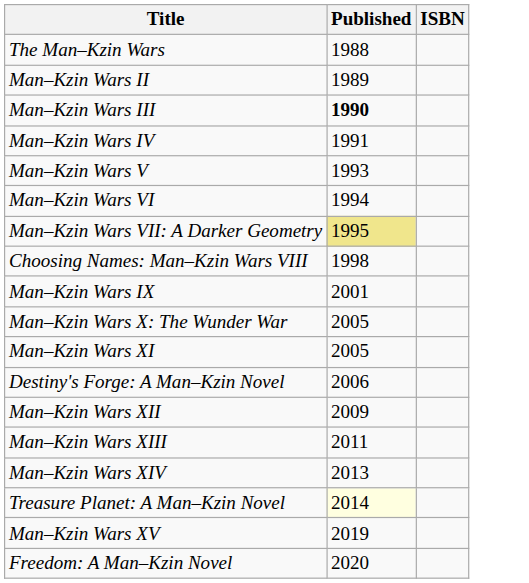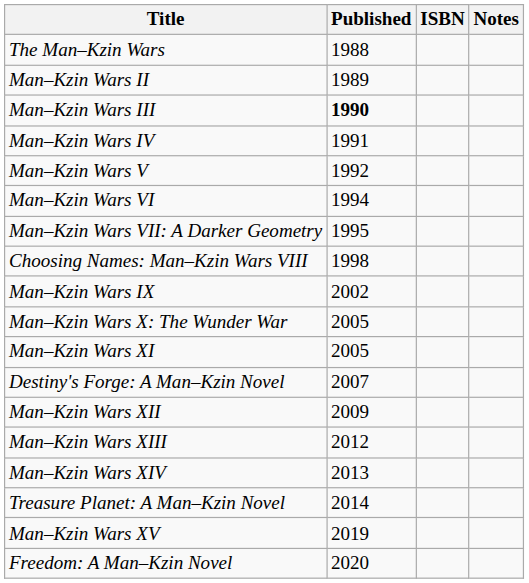+ column: (496, 19)
(350, 170) 1993 -> (350, 170) 1992
(350, 230) khaki background -> (350, 230) no background
(350, 291) 2001 -> (350, 291) 2002
(350, 381) 2006 -> (350, 381) 2007
(350, 442) 2011 -> (350, 442) 2012
(350, 502) lightyellow background -> (350, 502) no background
